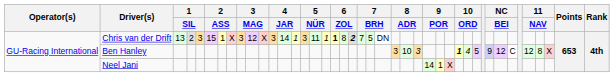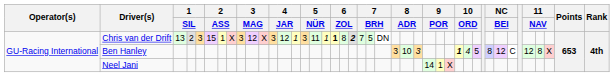(285, 38) 14 -> (285, 38) 12
(490, 51) 9 -> (490, 51) 8
